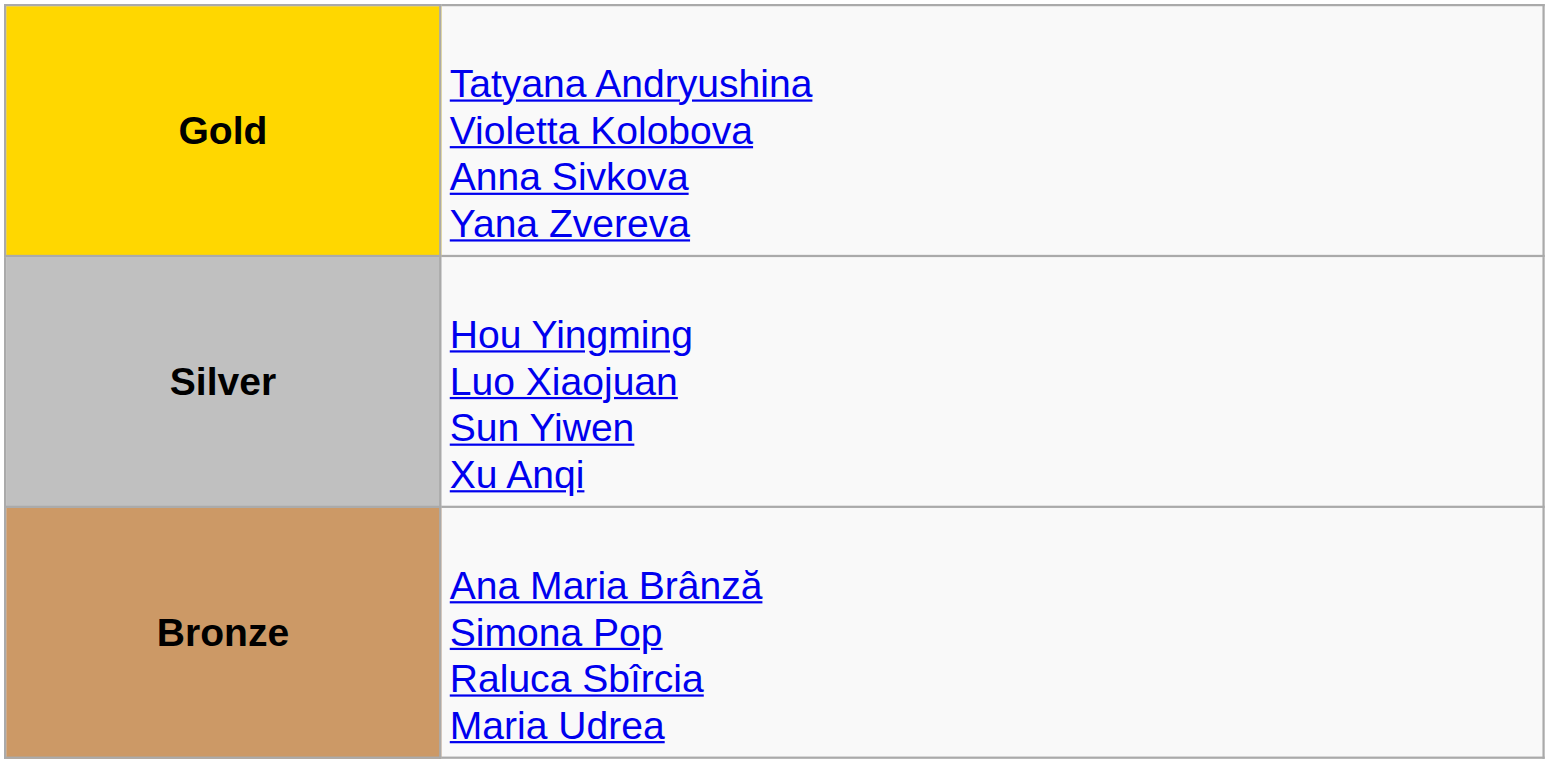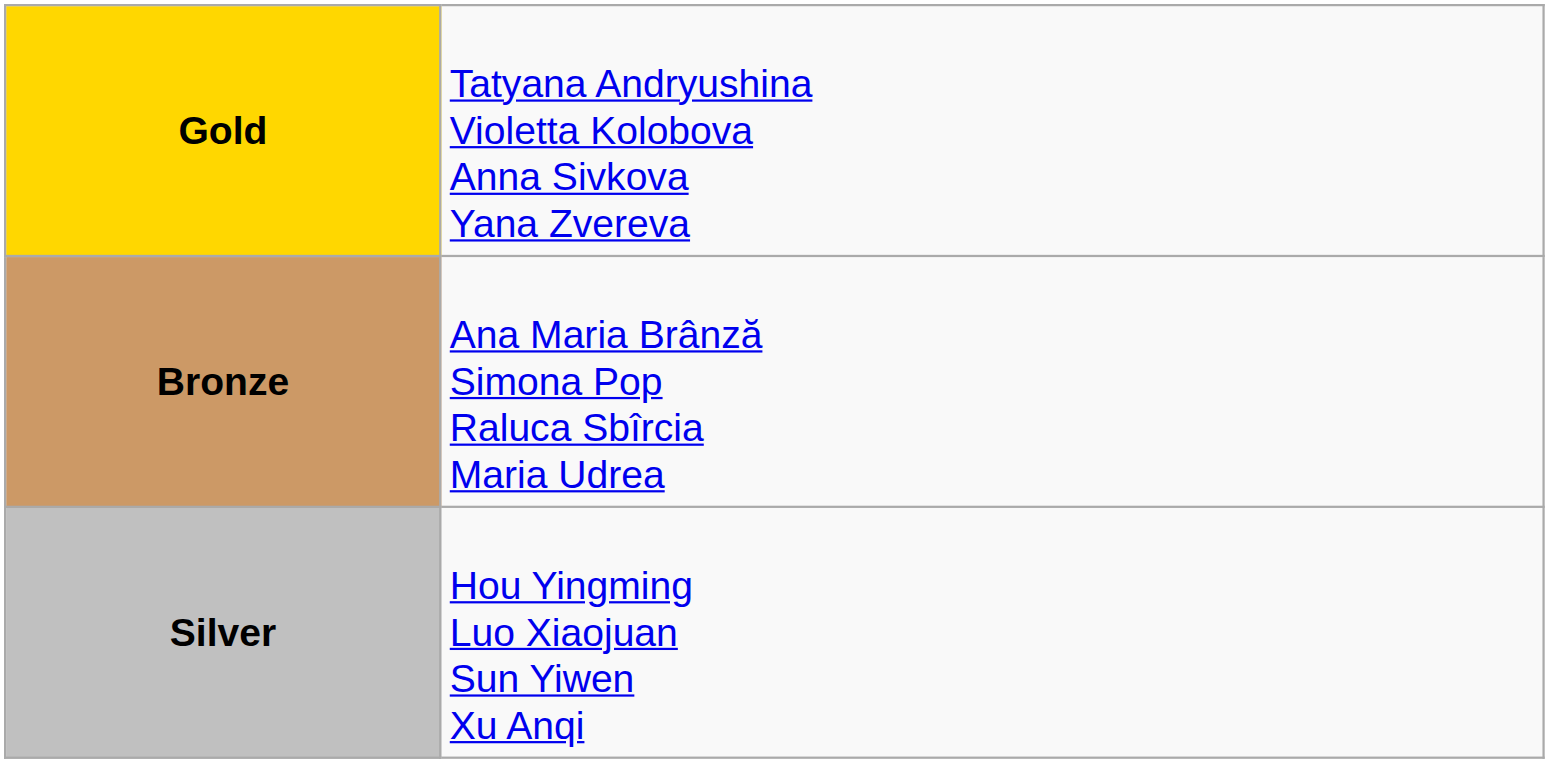rows swapped: (223, 380) <-> (223, 631)
